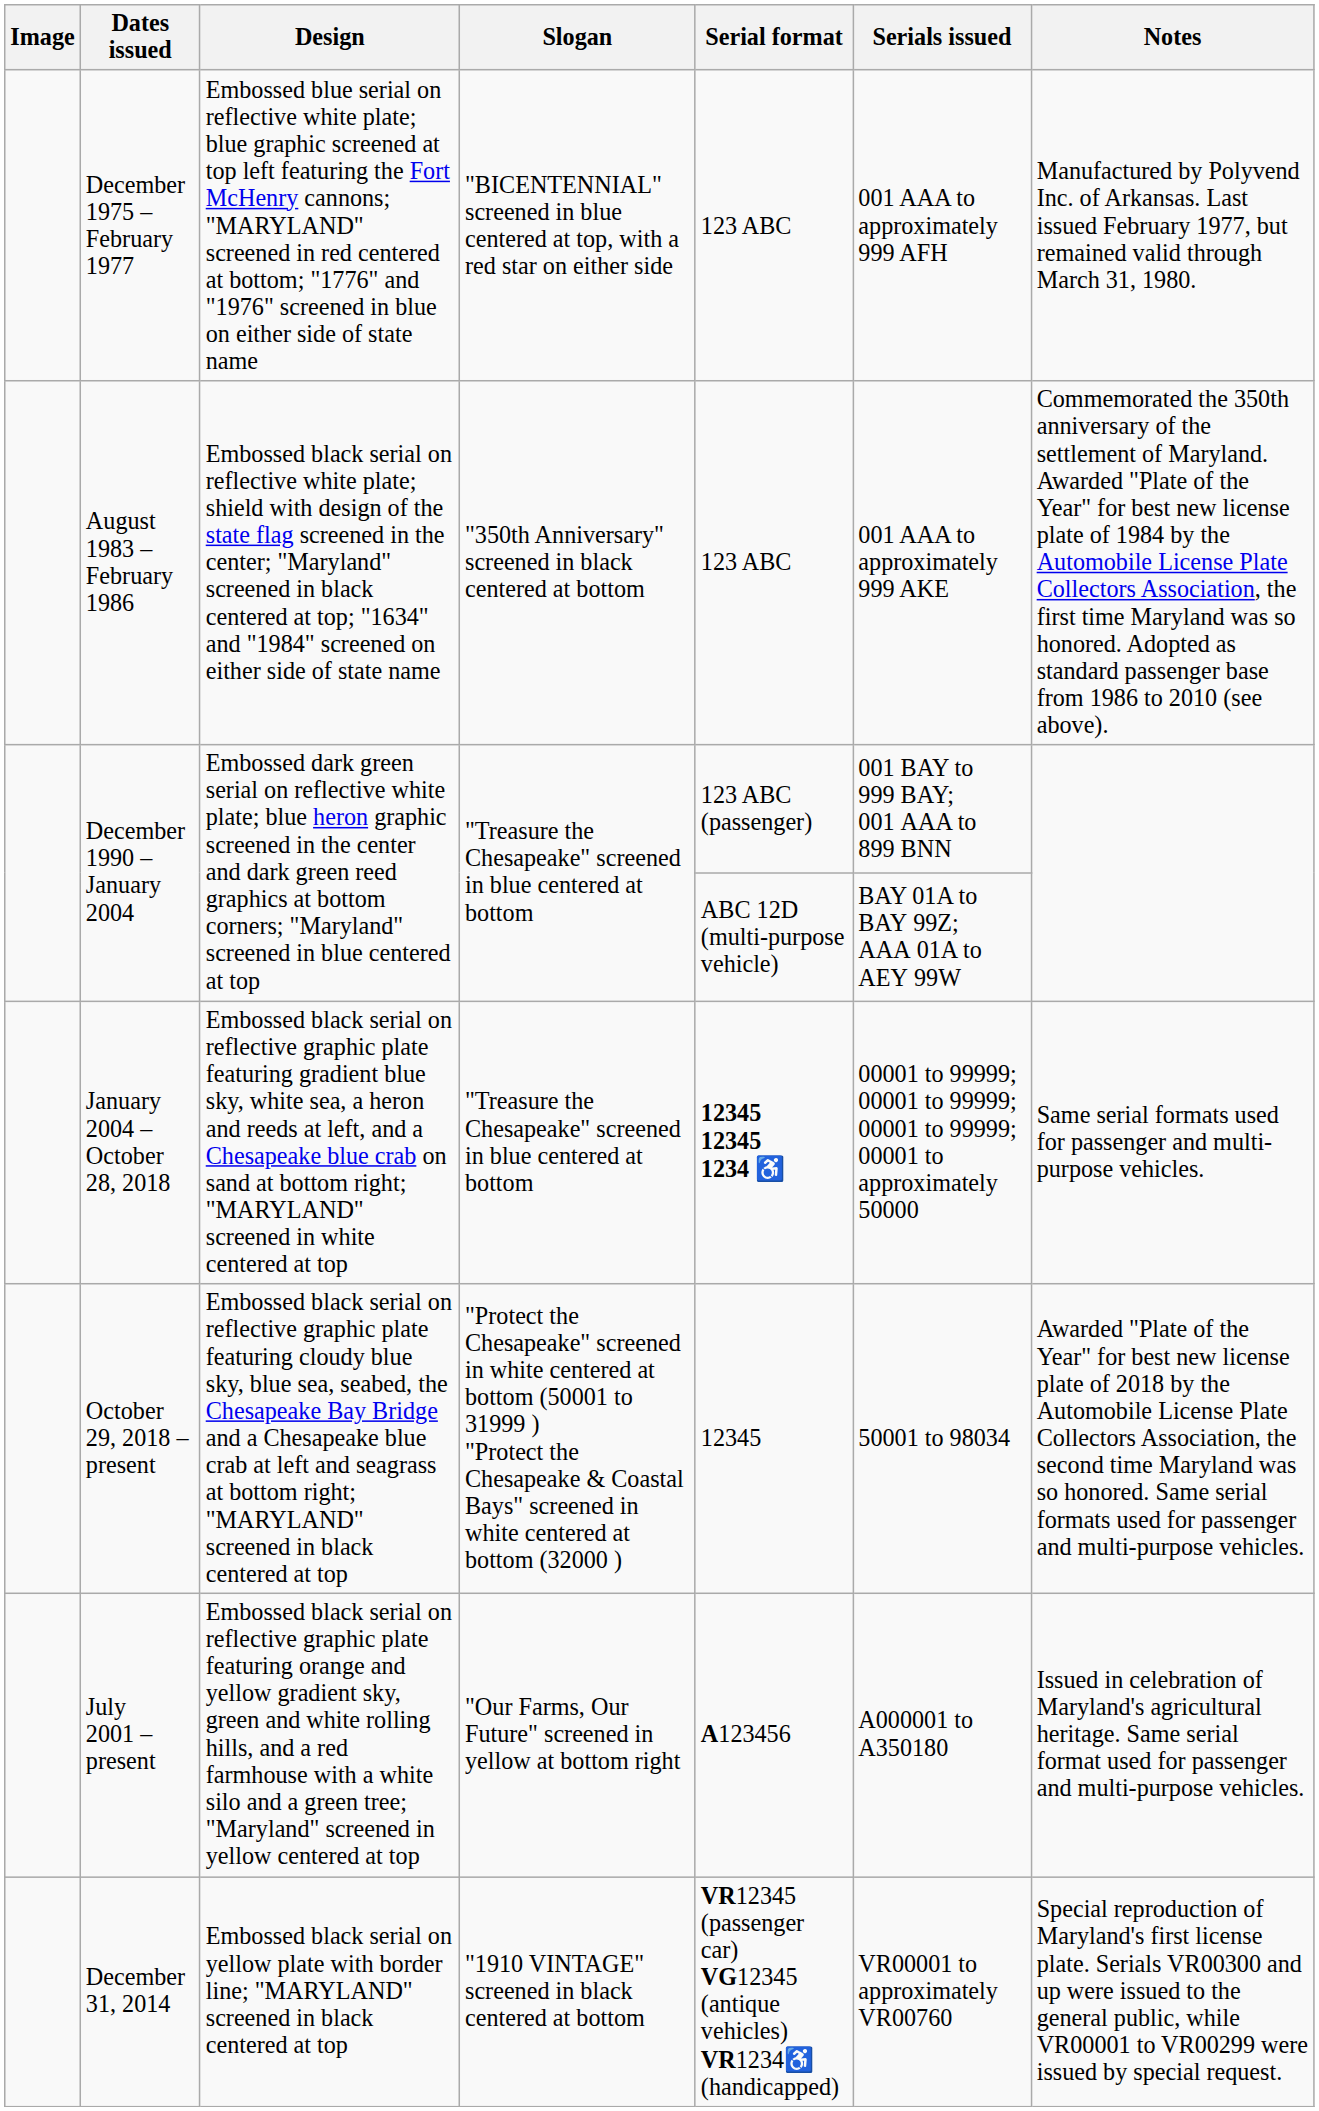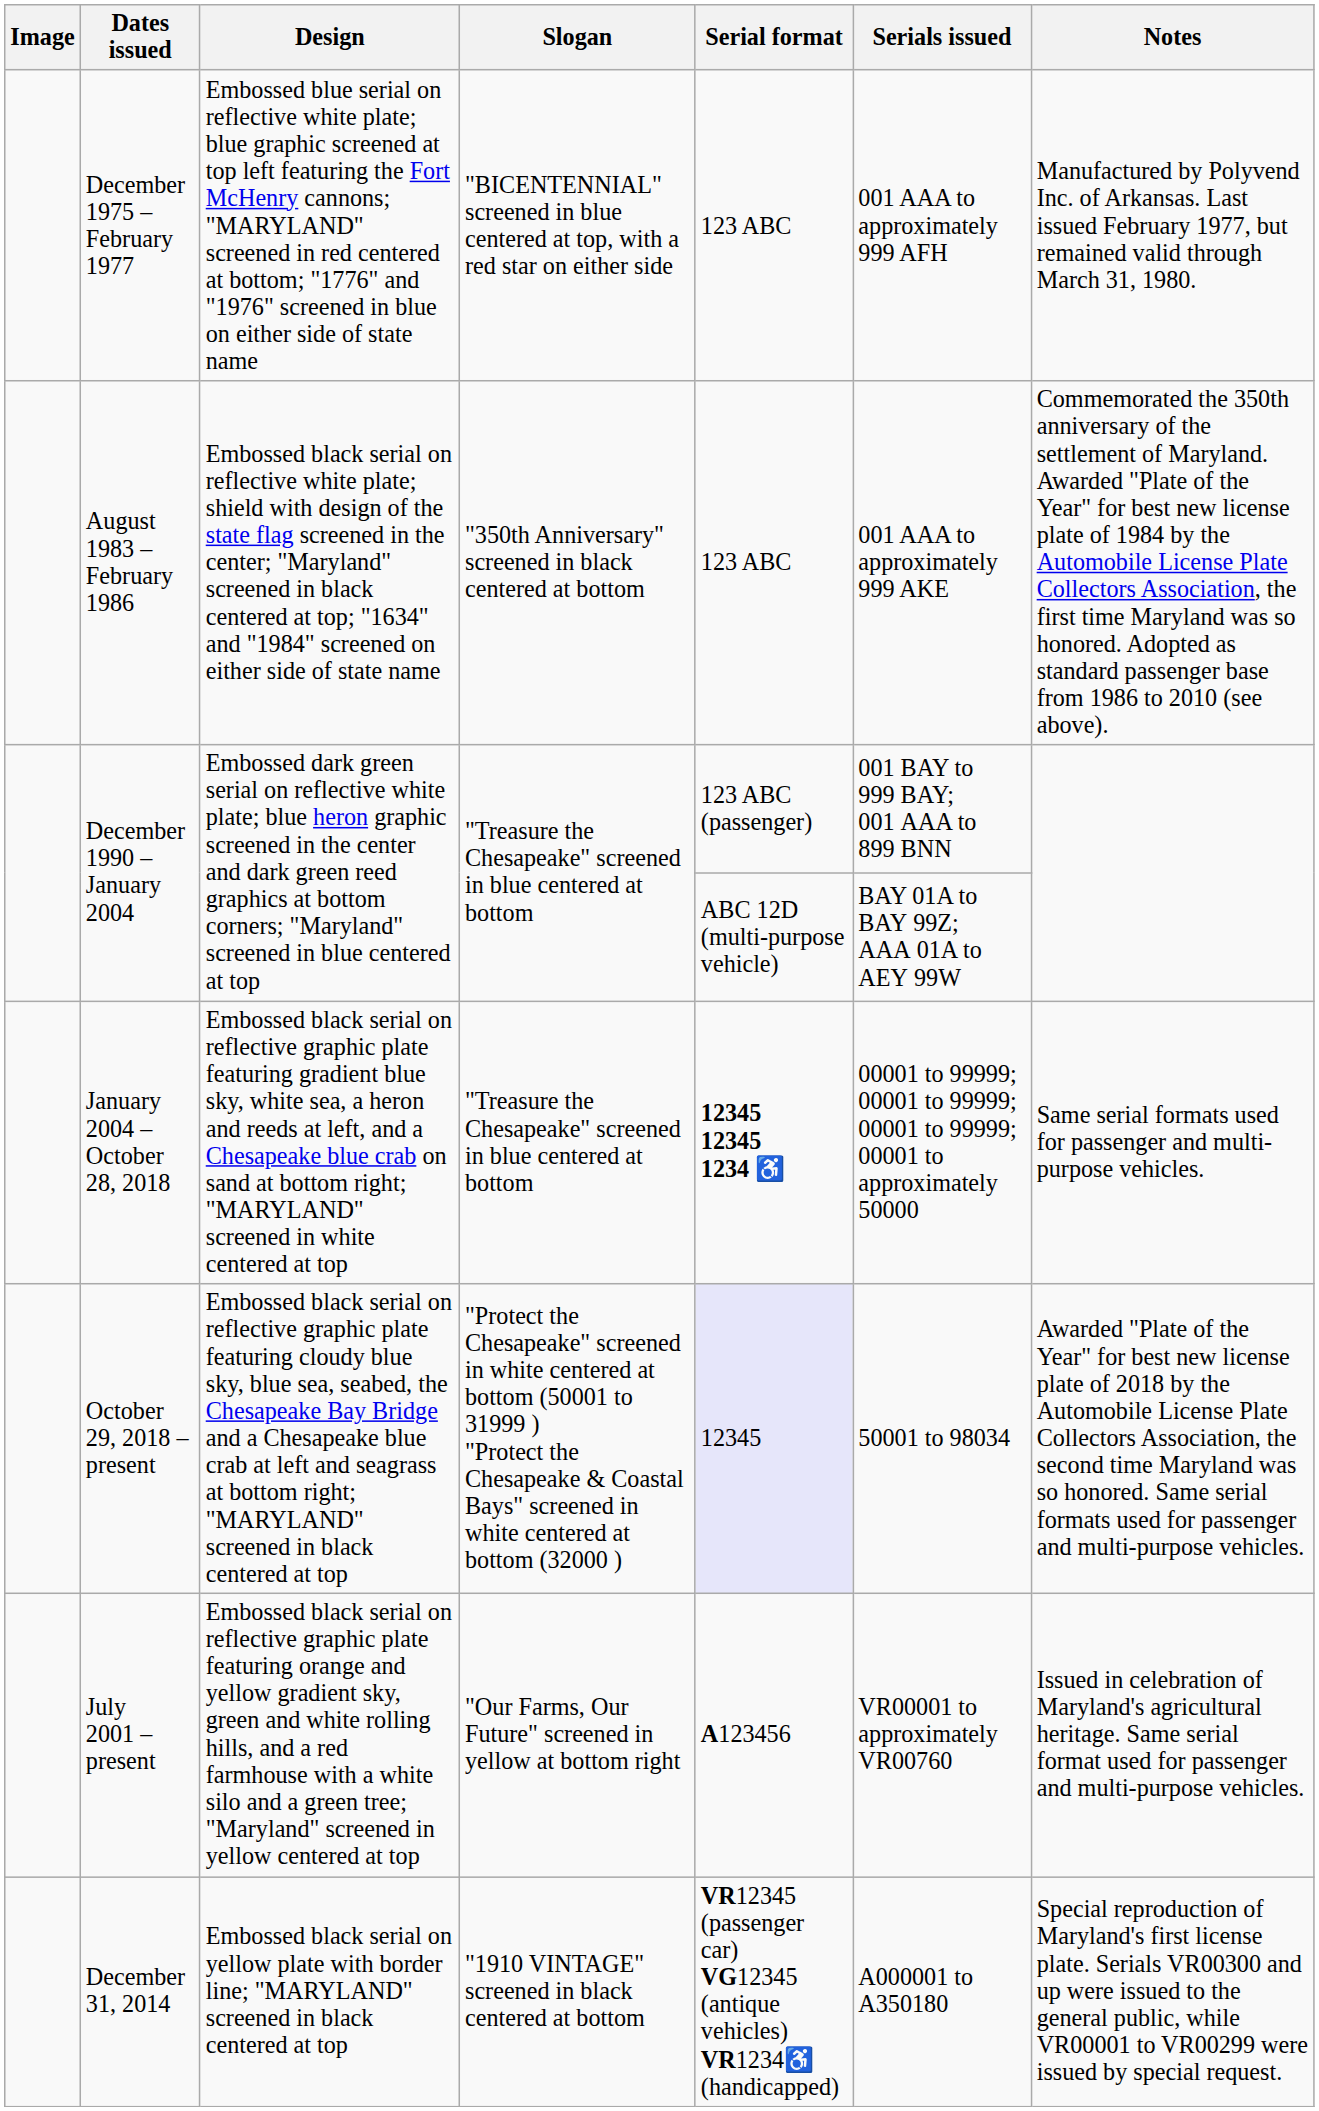(731, 1438) no background -> (731, 1438) lavender background
(916, 1734) A000001 to A350180 -> (928, 1734) VR00001 to approximately VR00760
(928, 1991) VR00001 to approximately VR00760 -> (916, 1991) A000001 to A350180
